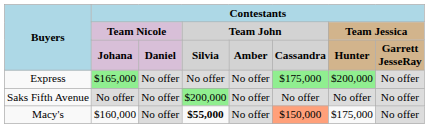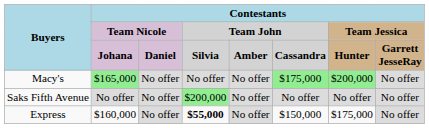(48, 79) Express -> (48, 79) Macy's
(48, 114) Macy's -> (48, 114) Express
(300, 114) lightsalmon background -> (300, 114) no background
